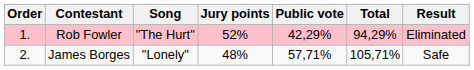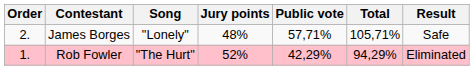rows swapped: (89, 34) <-> (89, 55)
